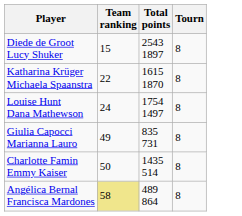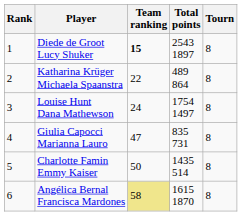+ column: (20, 19)
(105, 48) normal -> (136, 48) bold
(153, 78) 1615 1870 -> (180, 78) 489 864
(105, 137) 49 -> (136, 137) 47
(150, 196) 489 864 -> (183, 196) 1615 1870
